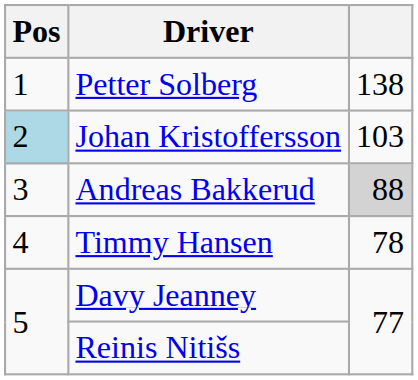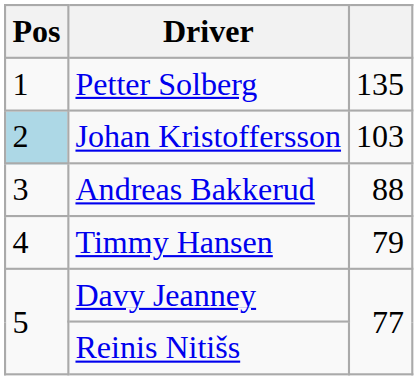(380, 84) 138 -> (380, 84) 135
(388, 189) lightgrey background -> (388, 189) no background
(388, 242) 78 -> (388, 242) 79
